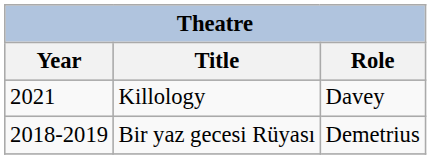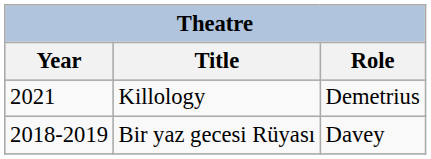(355, 98) Davey -> (373, 98) Demetrius
(373, 135) Demetrius -> (355, 135) Davey
